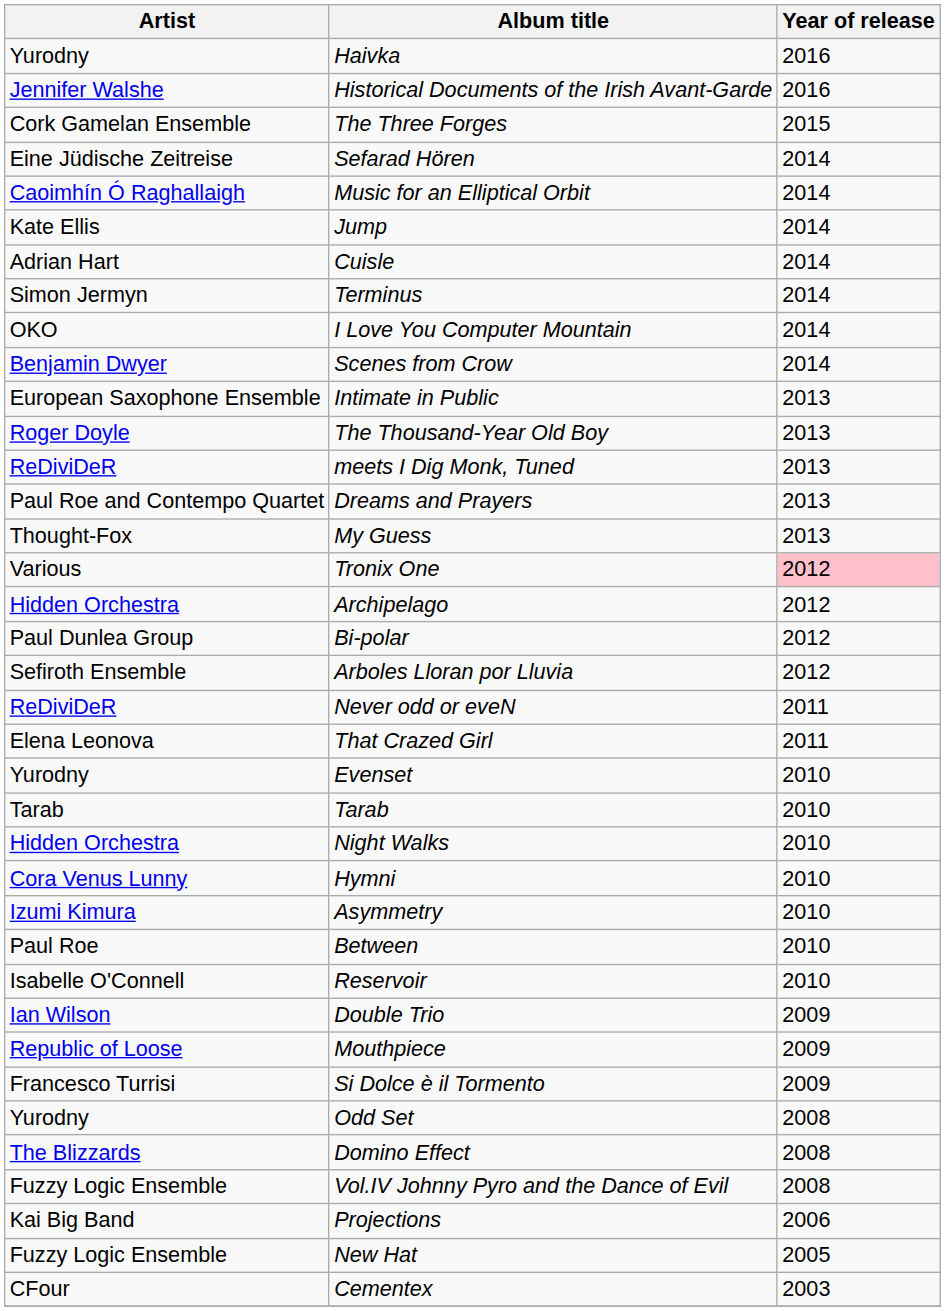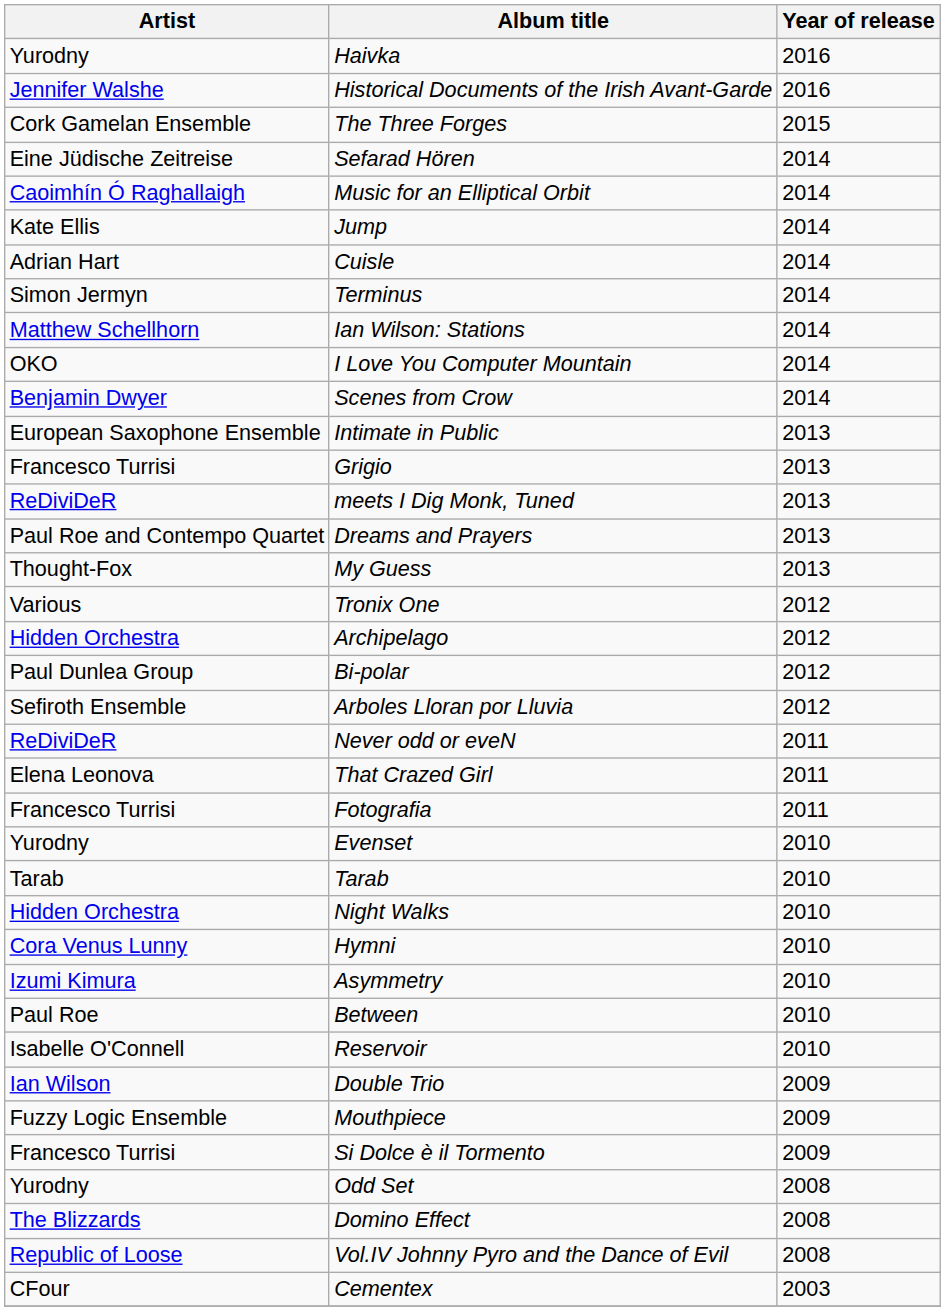+ row: (430, 329)
- row: (471, 432)
+ row: (363, 466)
(806, 569) pink background -> (806, 603) no background
+ row: (383, 809)
(96, 1049) Republic of Loose -> (118, 1117) Fuzzy Logic Ensemble
(118, 1186) Fuzzy Logic Ensemble -> (96, 1254) Republic of Loose
- row: (388, 1220)
- row: (376, 1254)
